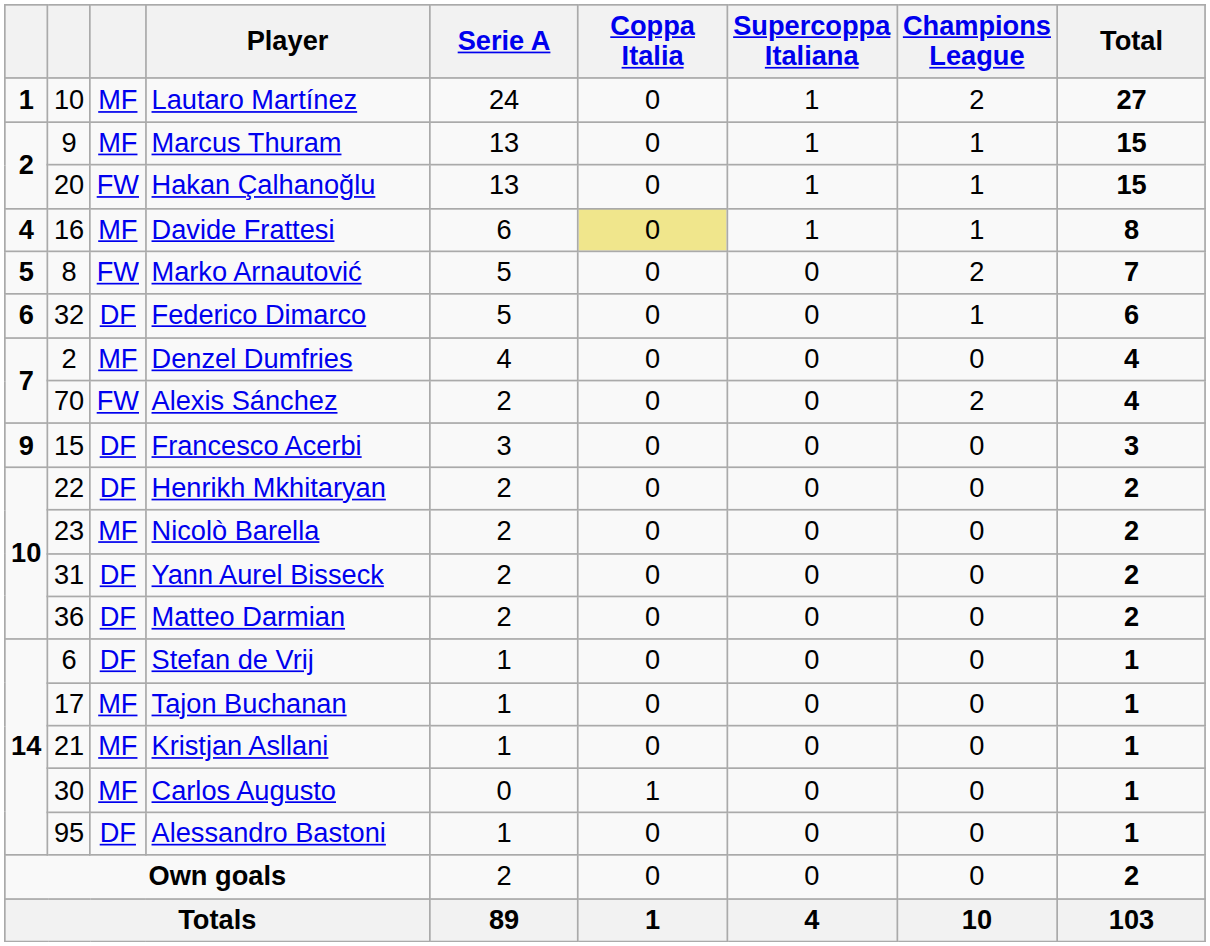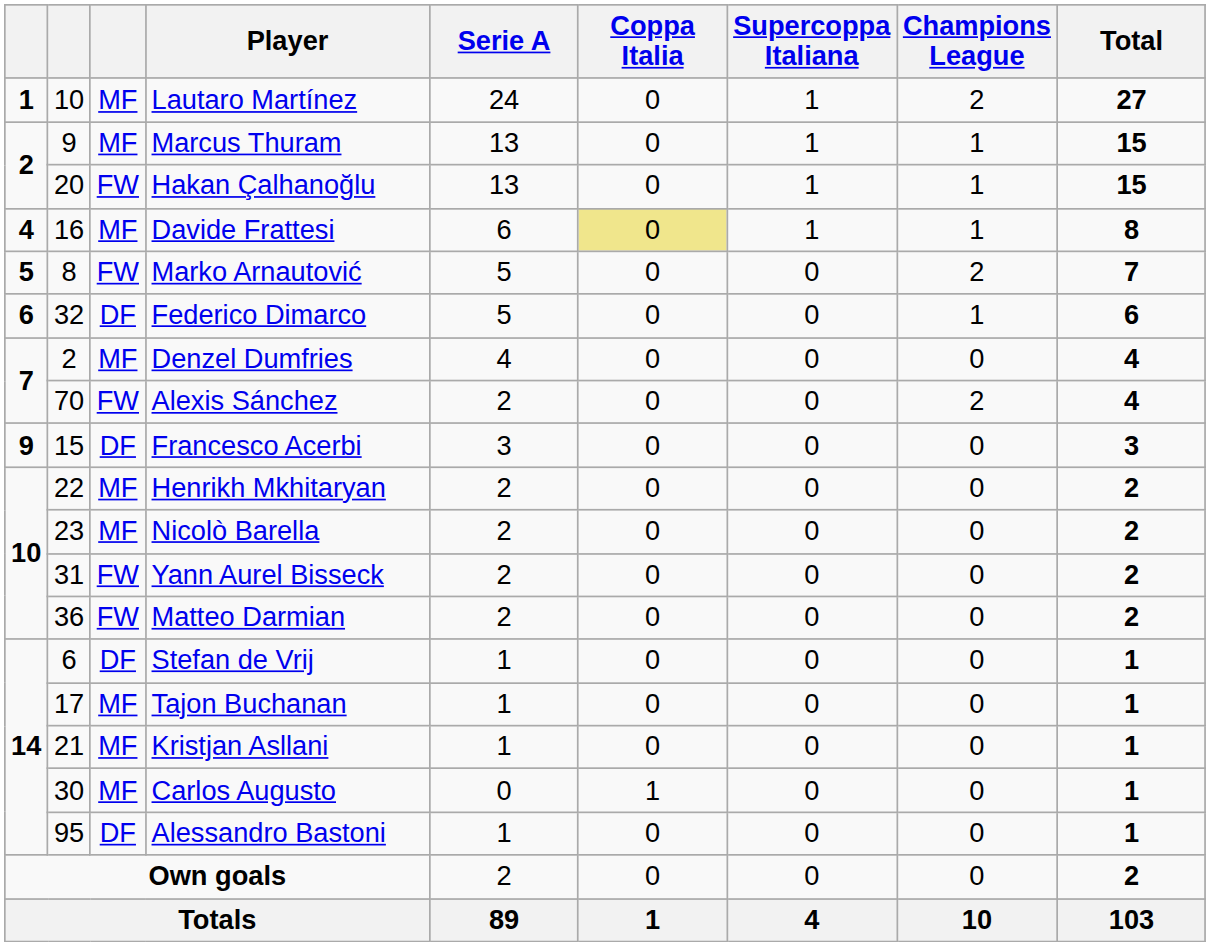(118, 488) DF -> (118, 488) MF
(118, 574) DF -> (118, 574) FW
(118, 617) DF -> (118, 617) FW
